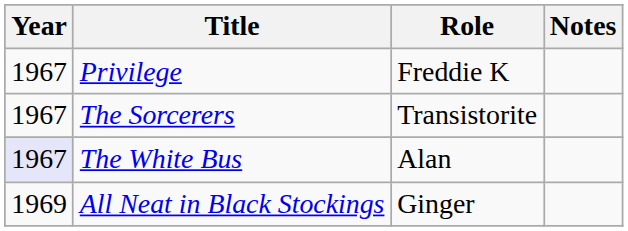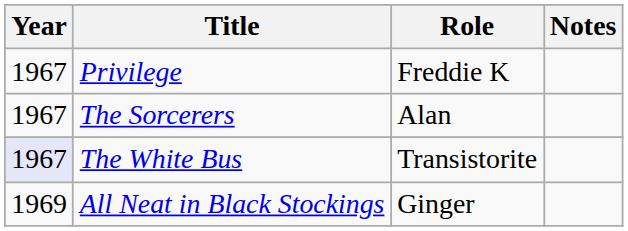(467, 114) Transistorite -> (424, 114) Alan
(424, 159) Alan -> (467, 159) Transistorite
